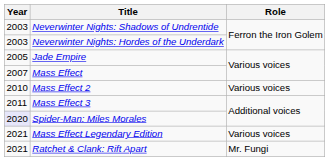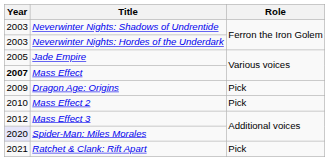(17, 73) normal -> (17, 73) bold
+ row: (76, 88)
(259, 88) Various voices -> (237, 103) Pick
(17, 103) 2011 -> (17, 118) 2012
- row: (97, 133)
(248, 149) Mr. Fungi -> (237, 149) Pick
